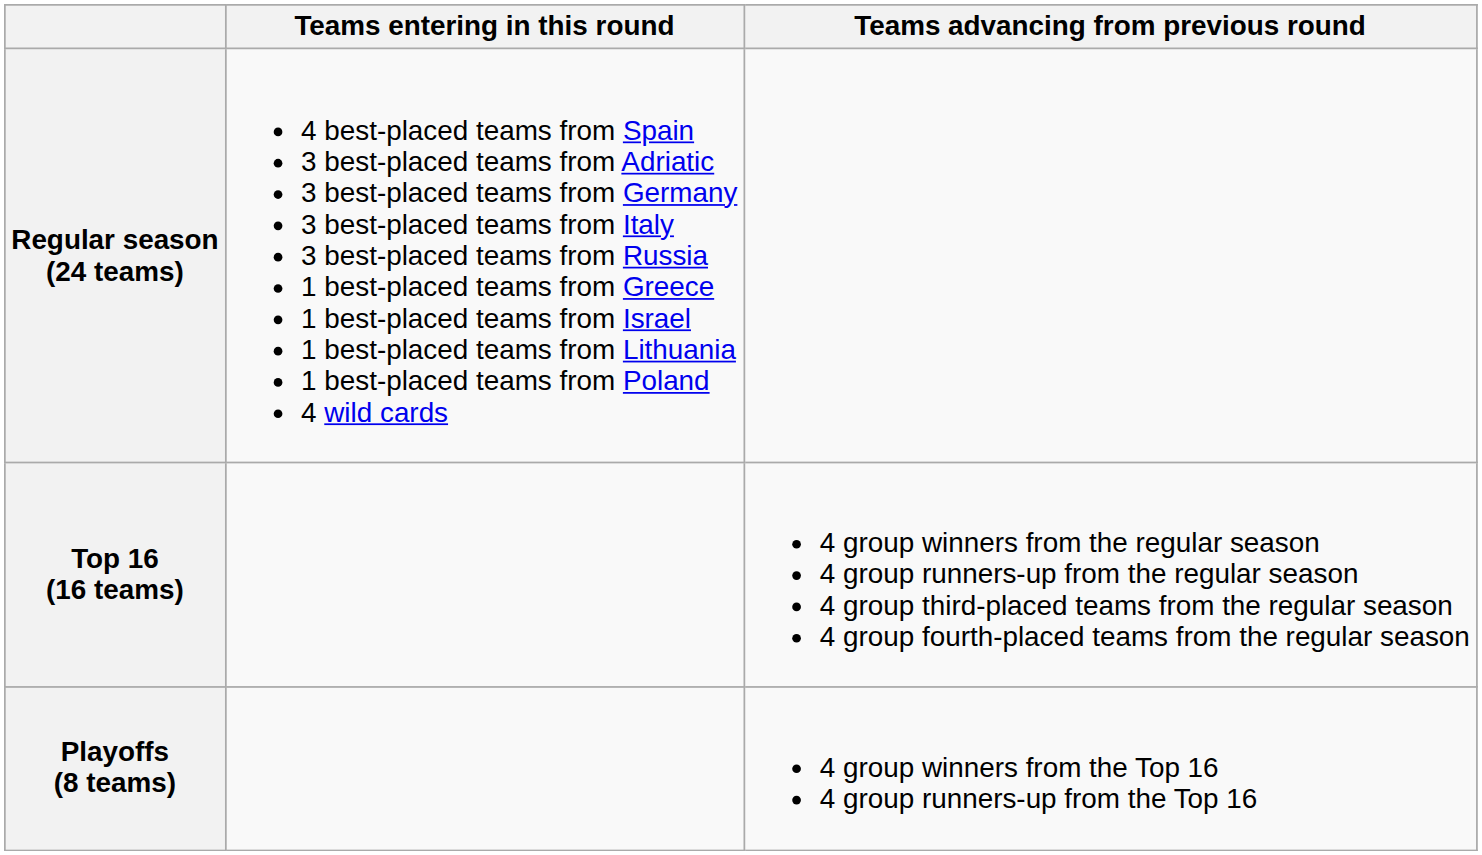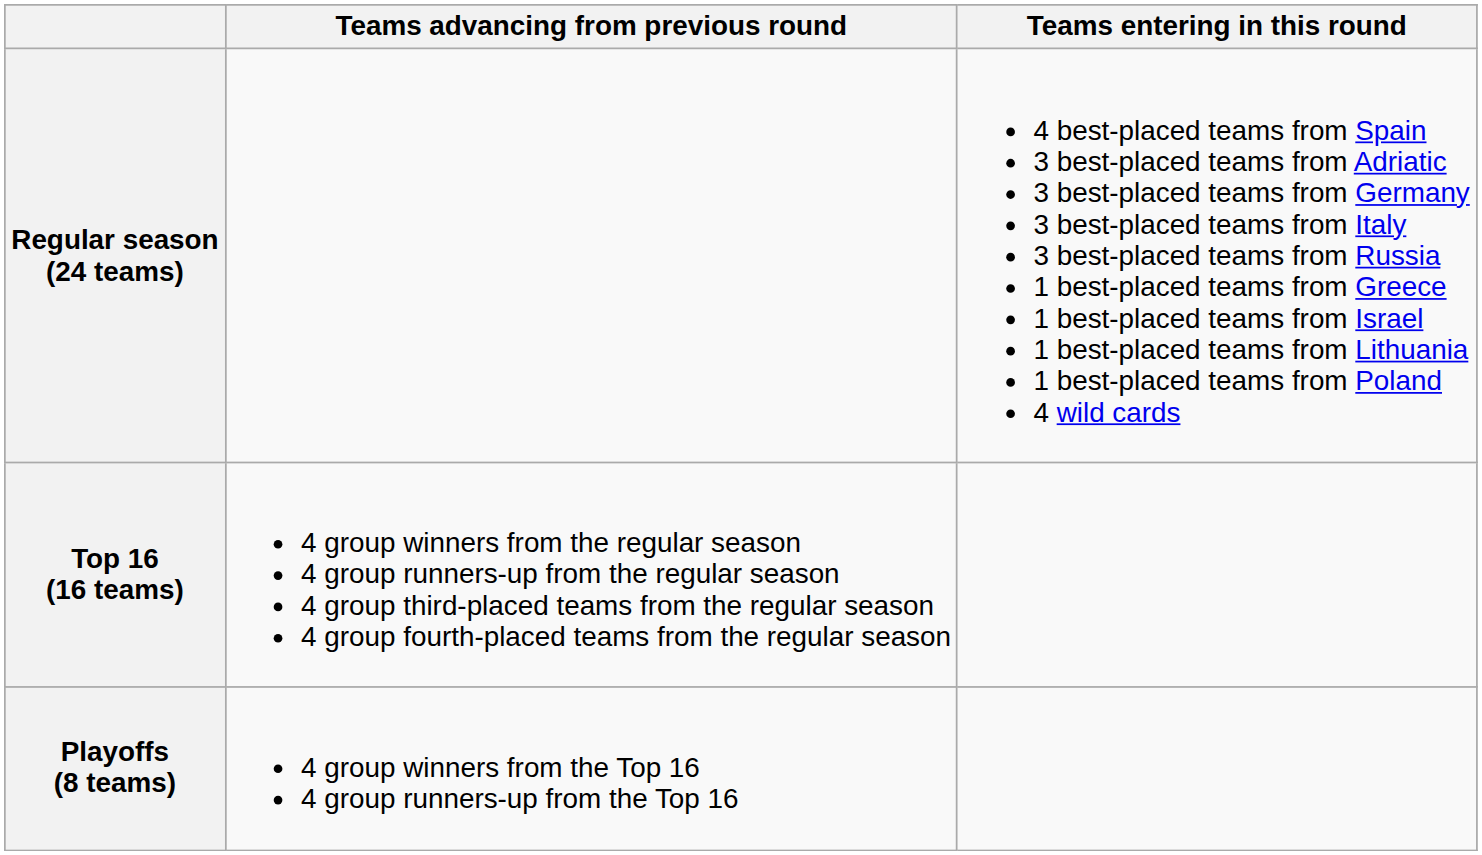columns swapped: (484, 26) <-> (1110, 26)
